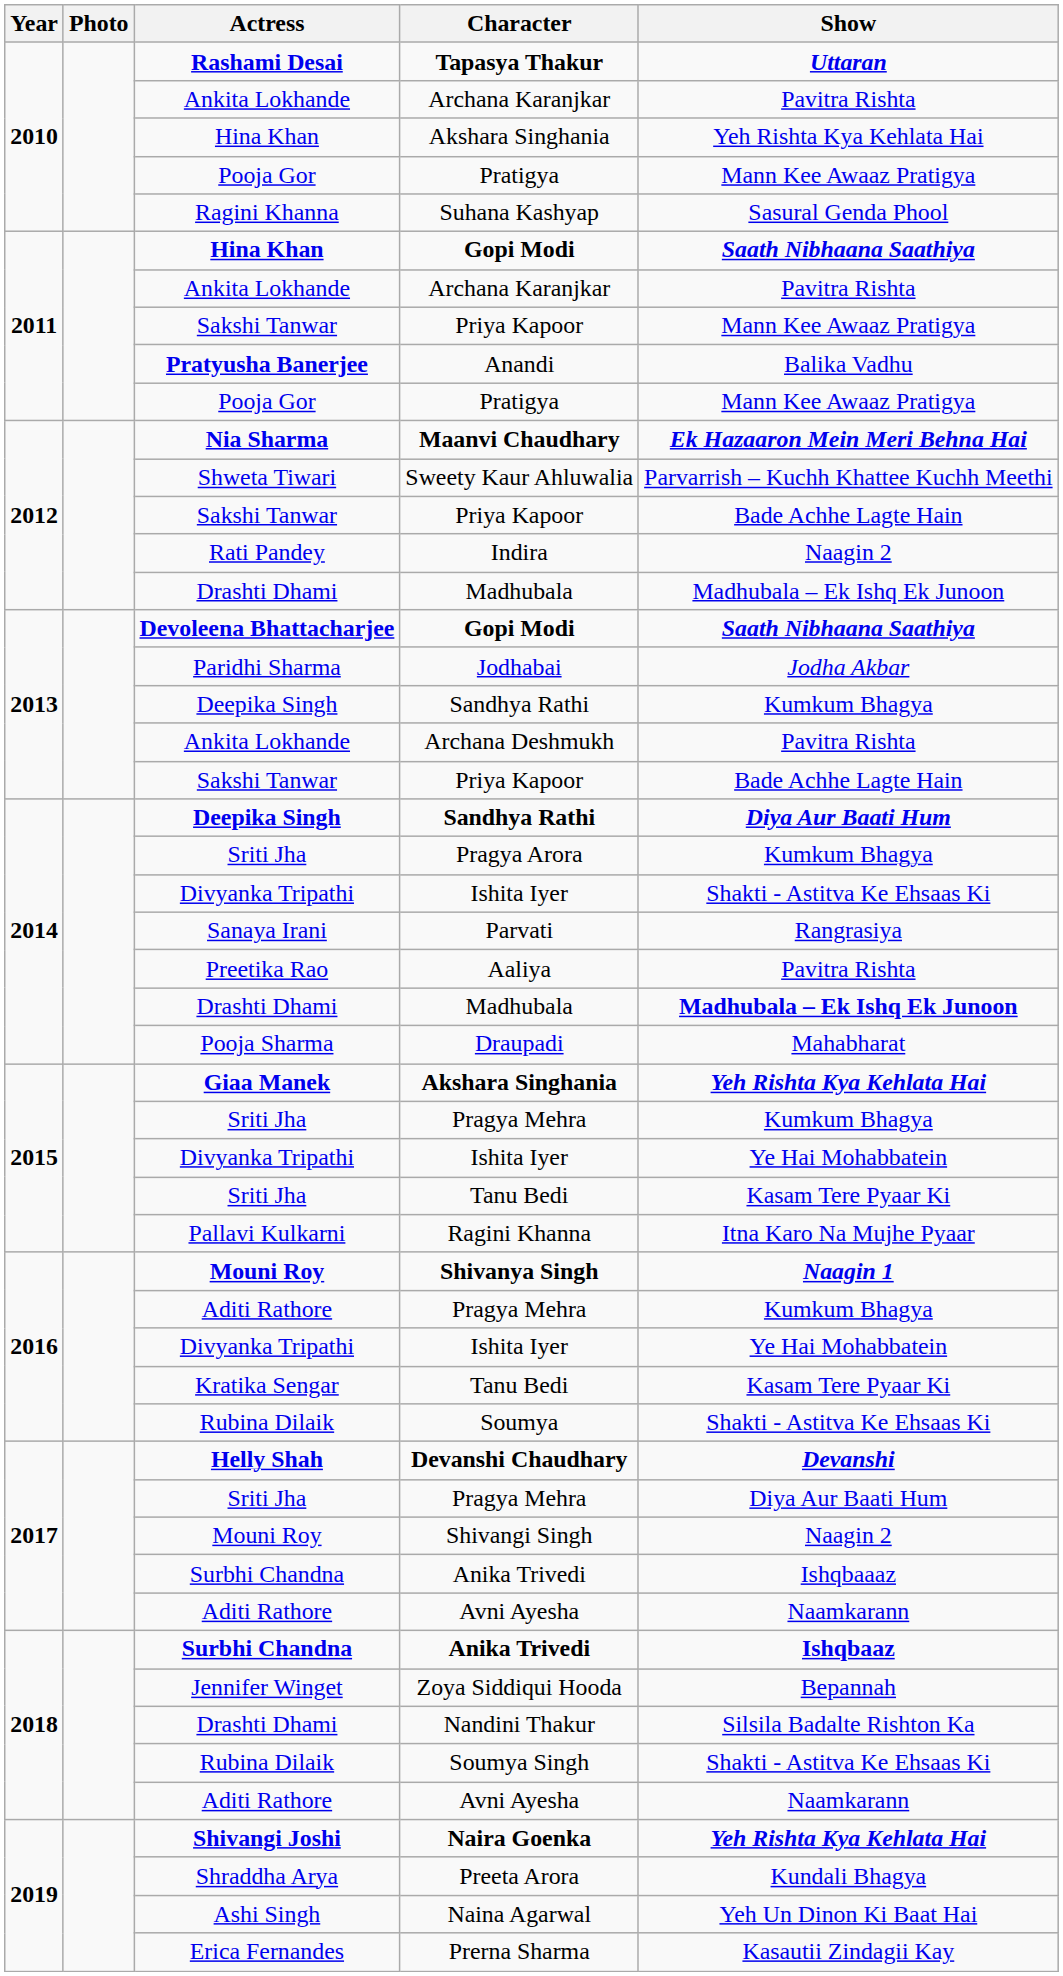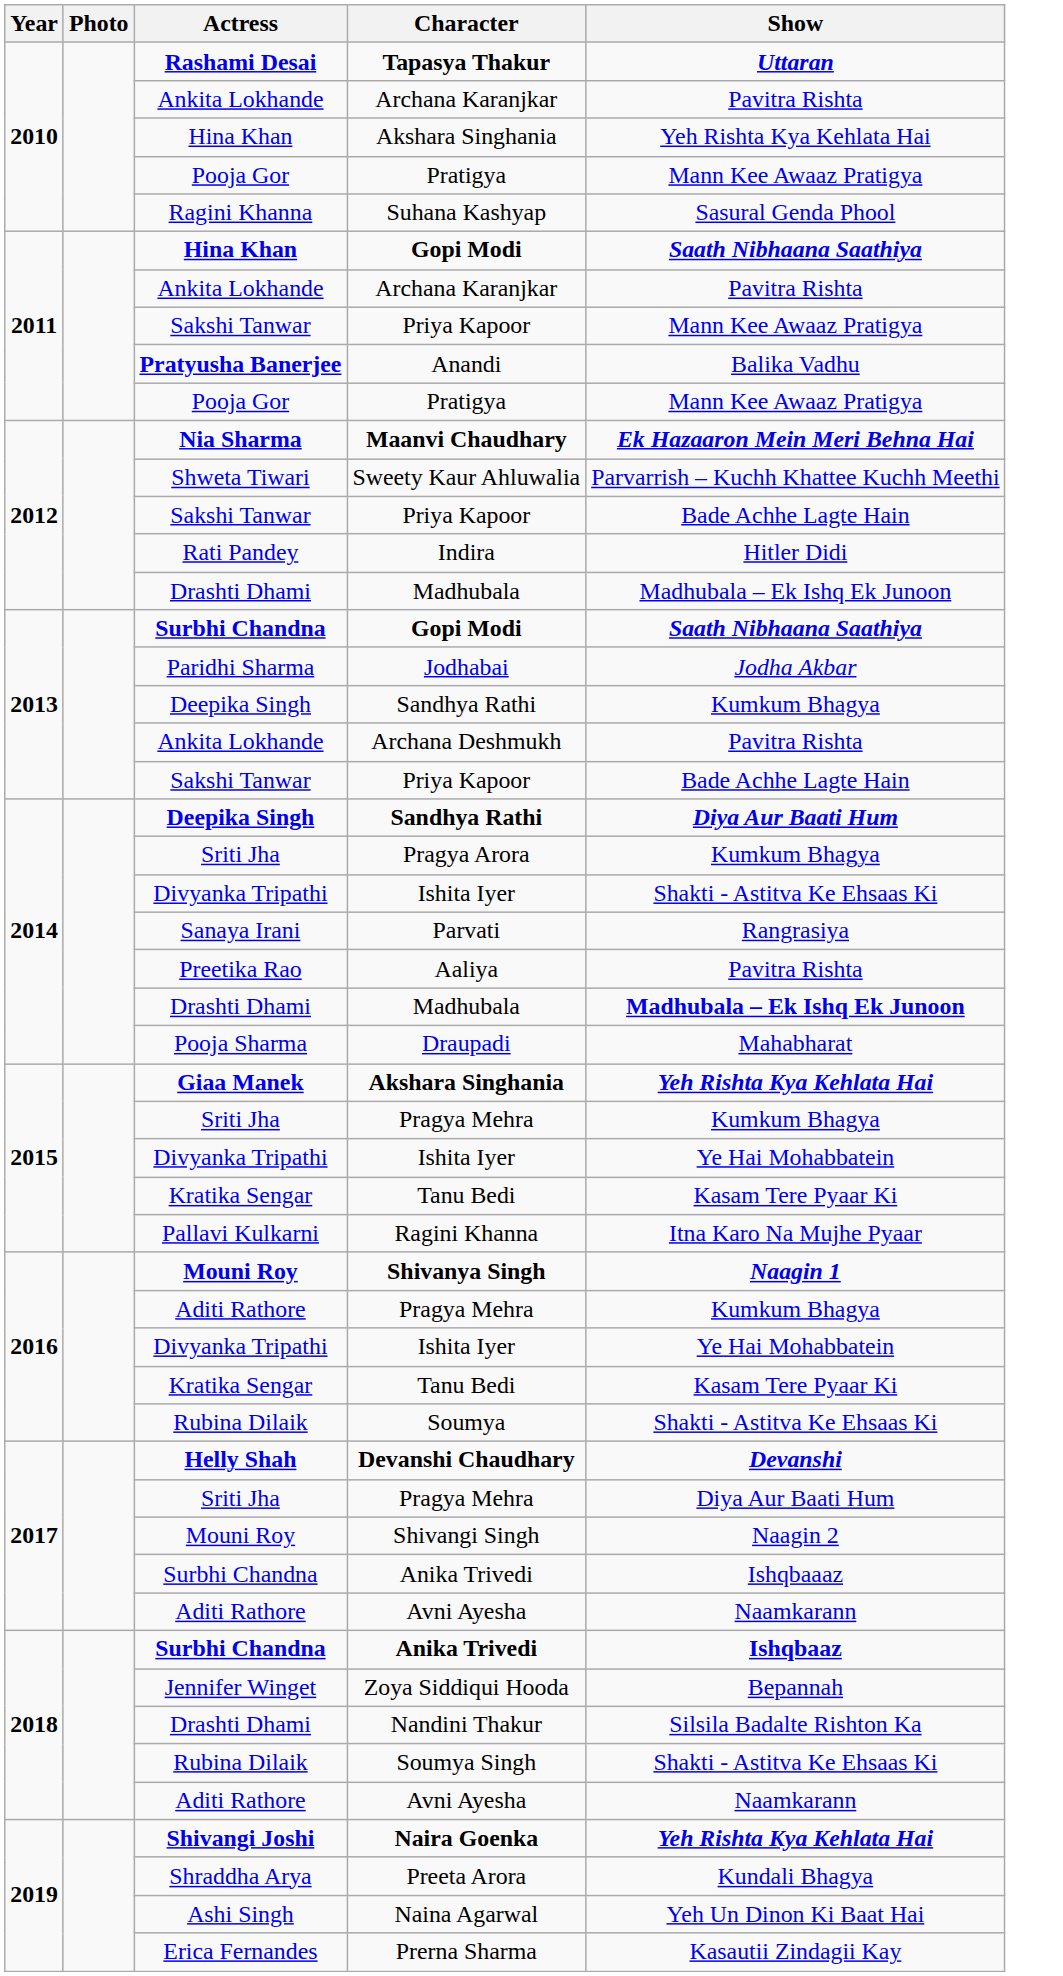(848, 552) Naagin 2 -> (795, 552) Hitler Didi
(267, 628) Devoleena Bhattacharjee -> (240, 628) Surbhi Chandna
(267, 1195) Sriti Jha -> (240, 1195) Kratika Sengar
